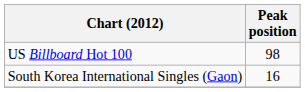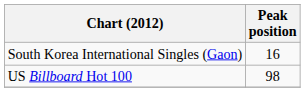rows swapped: (125, 76) <-> (70, 53)
